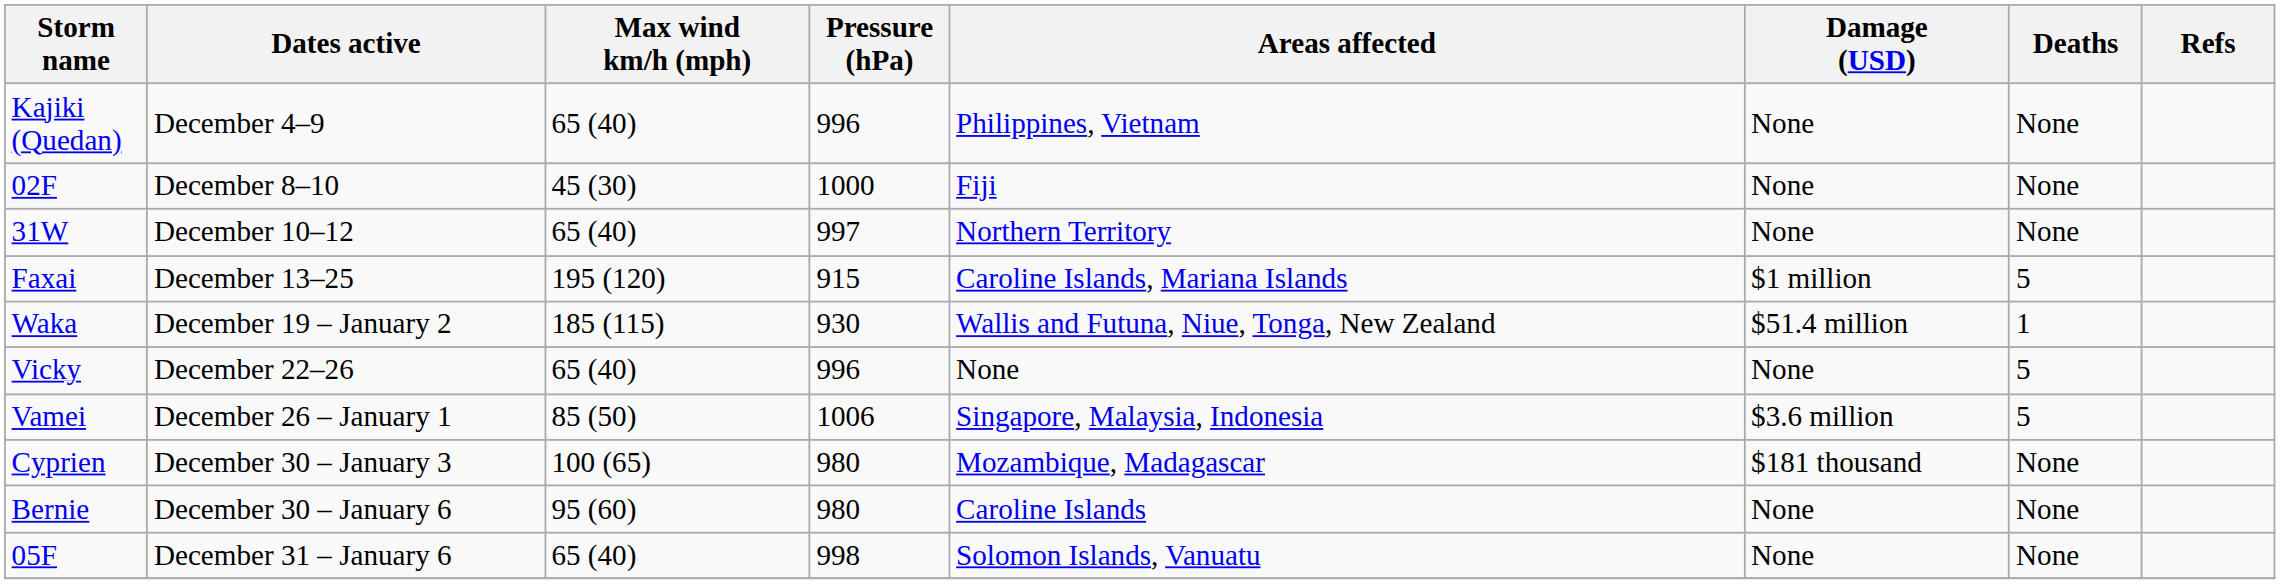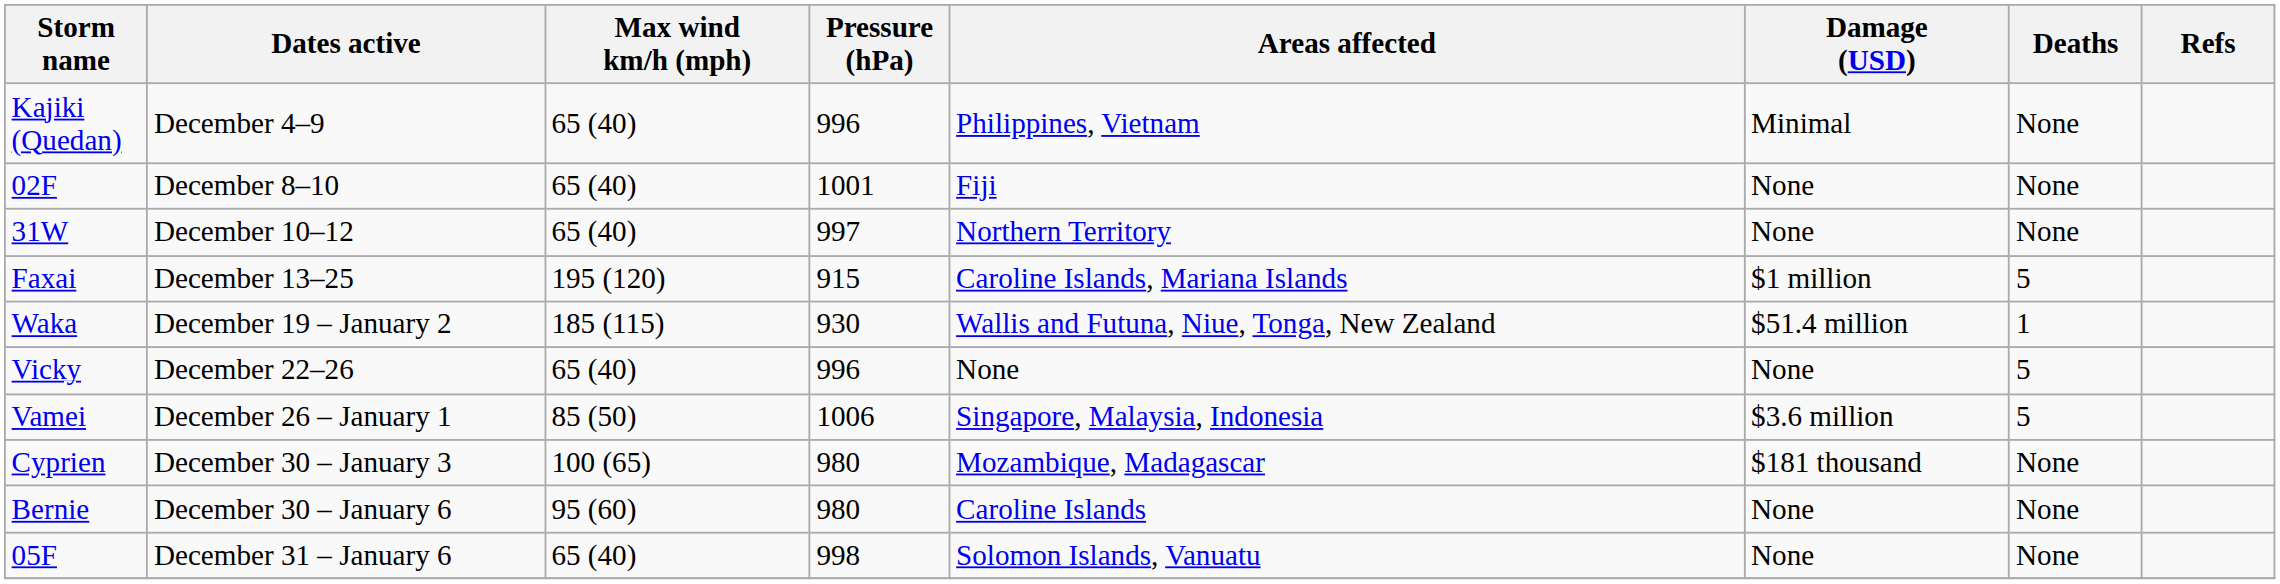(1783, 122) None -> (1801, 122) Minimal
(594, 185) 45 (30) -> (594, 185) 65 (40)
(846, 185) 1000 -> (846, 185) 1001
